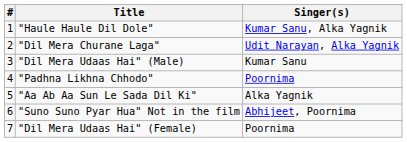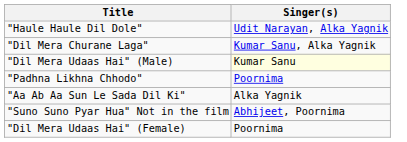- column: (10, 13)
(316, 30) Kumar Sanu, Alka Yagnik -> (311, 30) Udit Narayan, Alka Yagnik
(322, 46) Udit Narayan, Alka Yagnik -> (305, 46) Kumar Sanu, Alka Yagnik
(276, 63) no background -> (265, 63) lightyellow background
